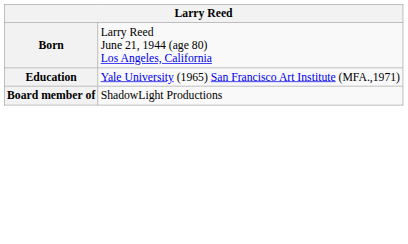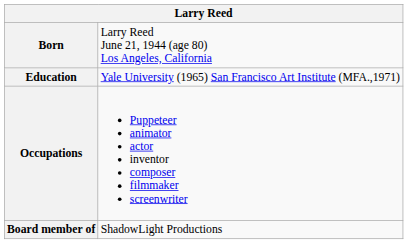+ row: (51, 153)
